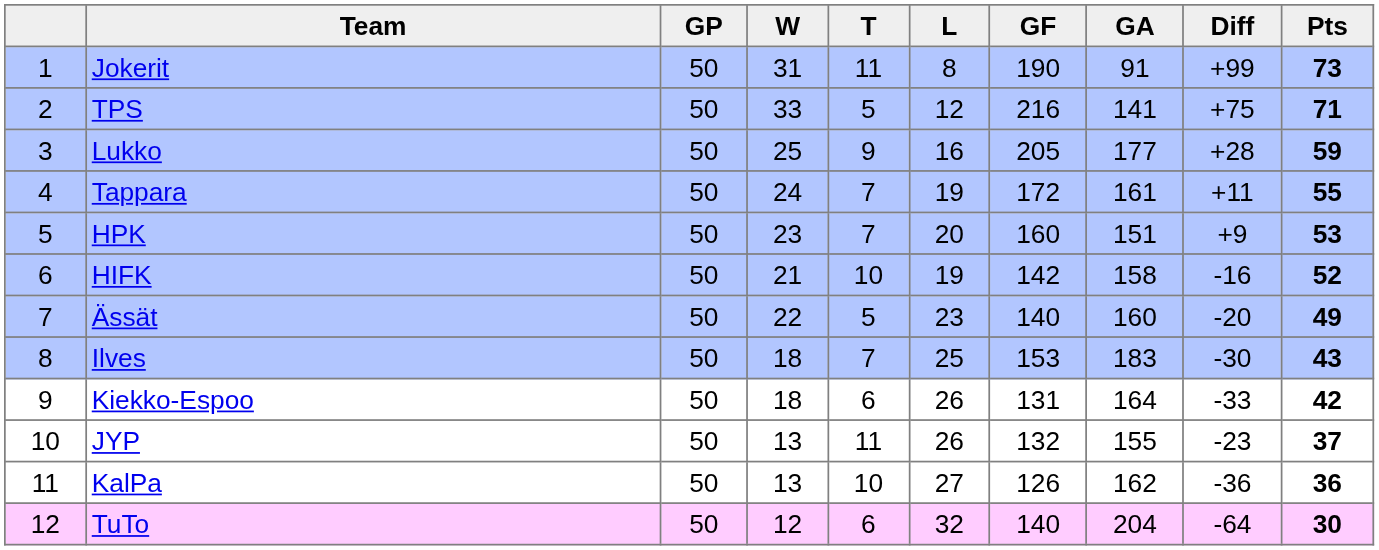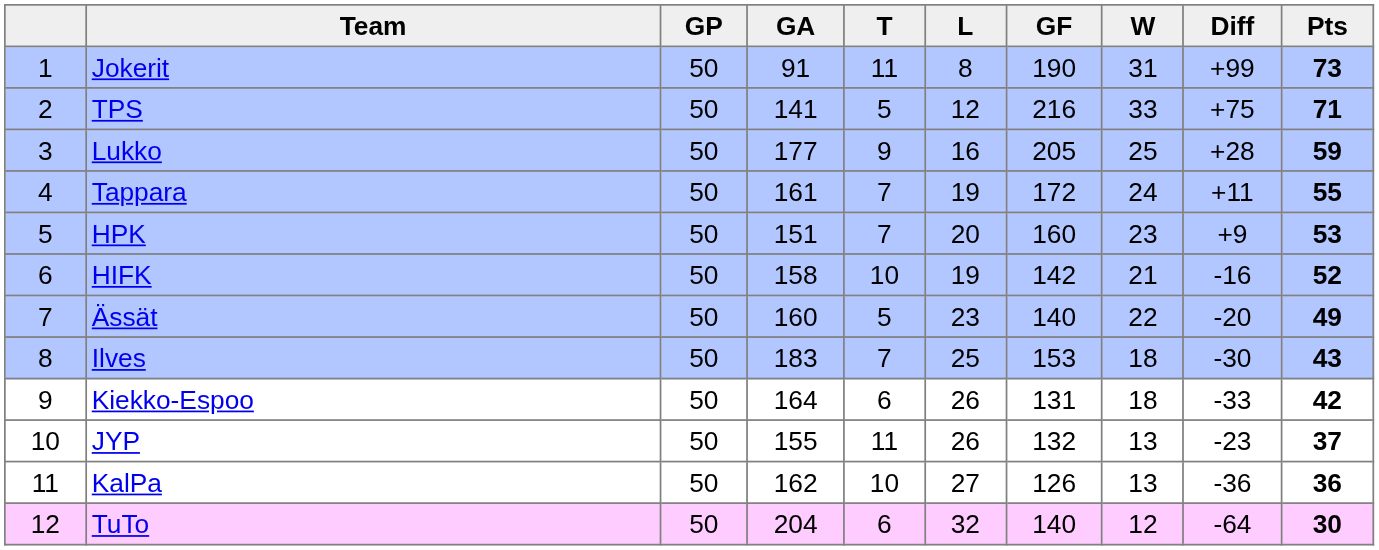columns swapped: (788, 26) <-> (1135, 26)
